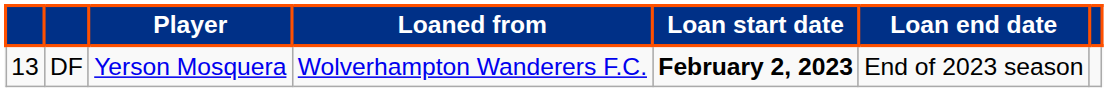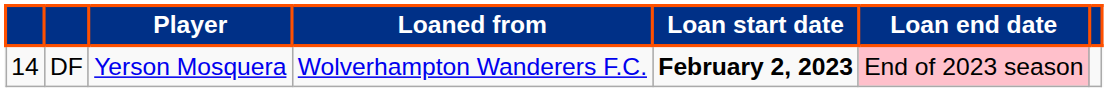(25, 66) 13 -> (25, 66) 14
(974, 66) no background -> (974, 66) pink background
